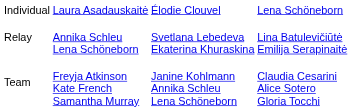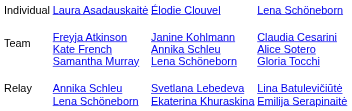rows swapped: (17, 83) <-> (18, 37)
